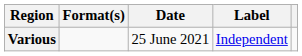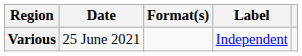columns swapped: (170, 16) <-> (94, 16)
